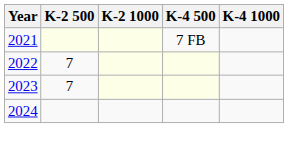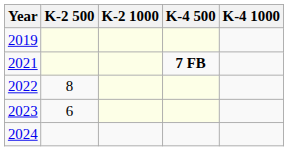+ row: (23, 39)
(191, 39) normal -> (191, 63) bold
(70, 63) 7 -> (70, 87) 8
(70, 87) 7 -> (70, 110) 6
